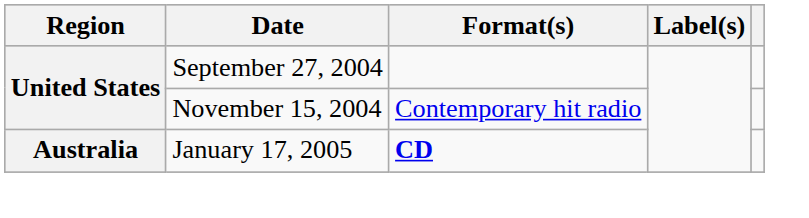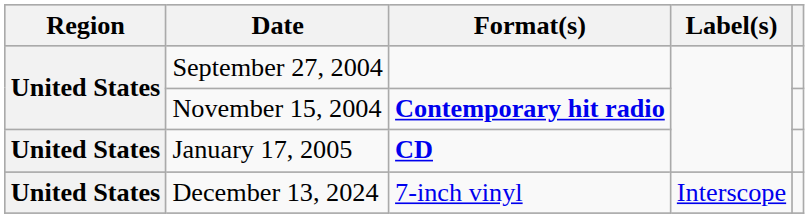(518, 108) normal -> (530, 108) bold
(86, 150) Australia -> (86, 150) United States
+ row: (275, 191)
